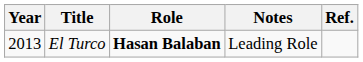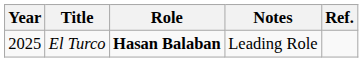(25, 43) 2013 -> (25, 43) 2025
